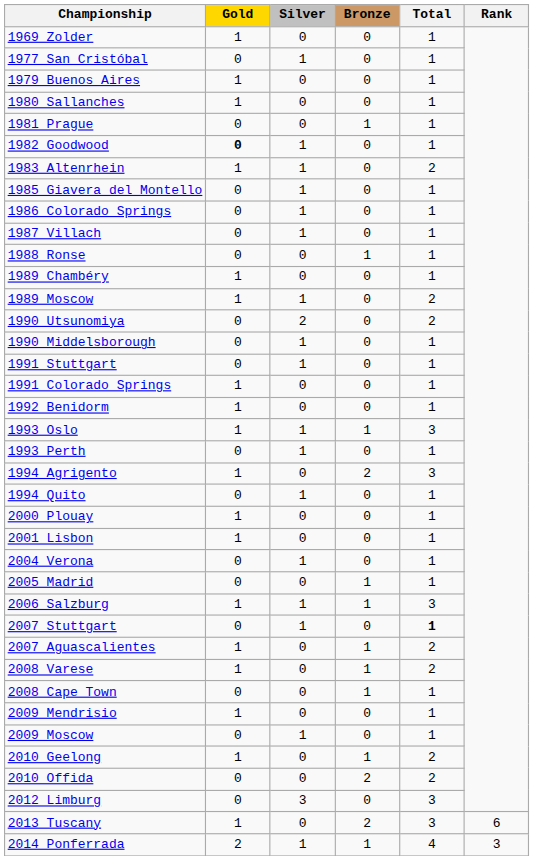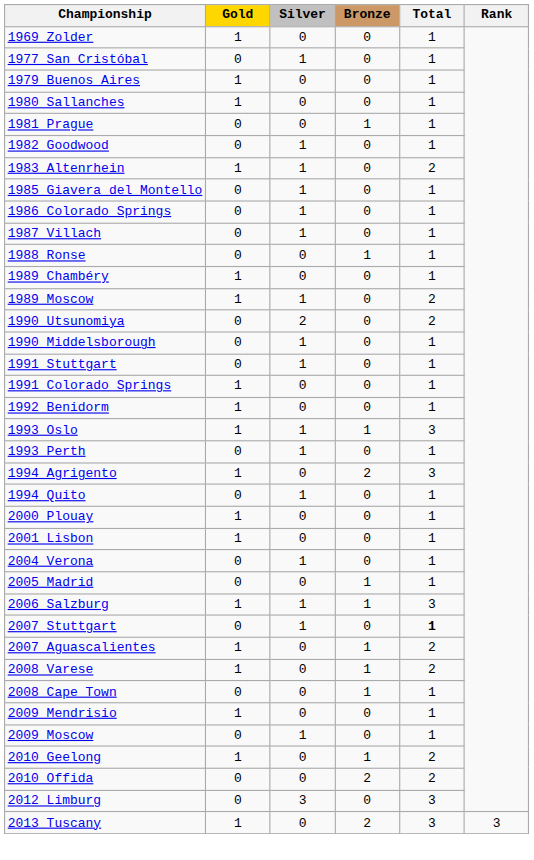(238, 146) bold -> (238, 146) normal
(497, 822) 6 -> (497, 822) 3
- row: (66, 844)
